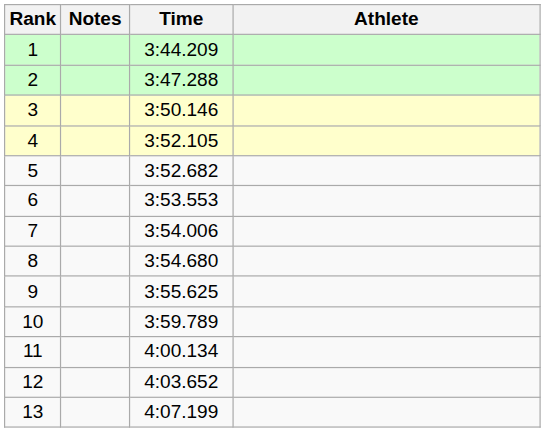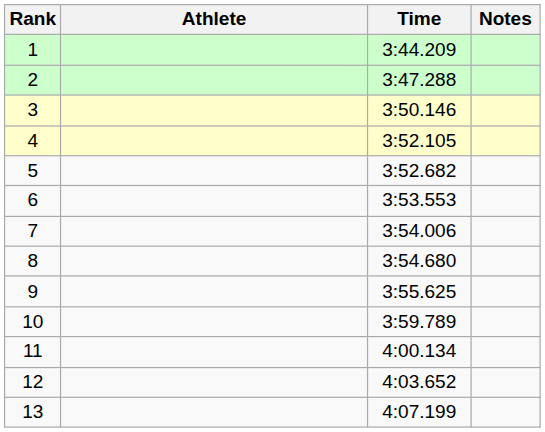columns swapped: (386, 19) <-> (95, 19)
